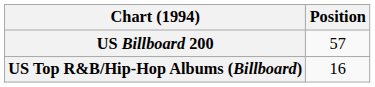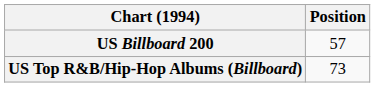(338, 69) 16 -> (338, 69) 73
